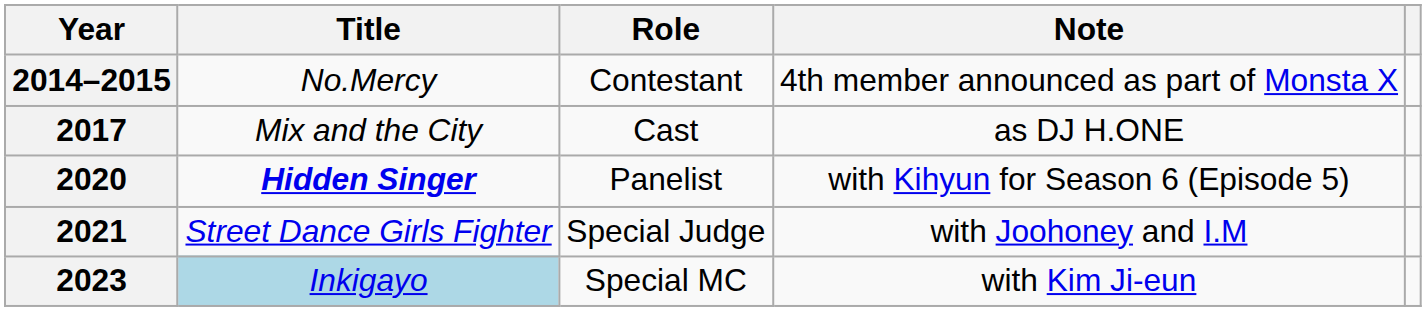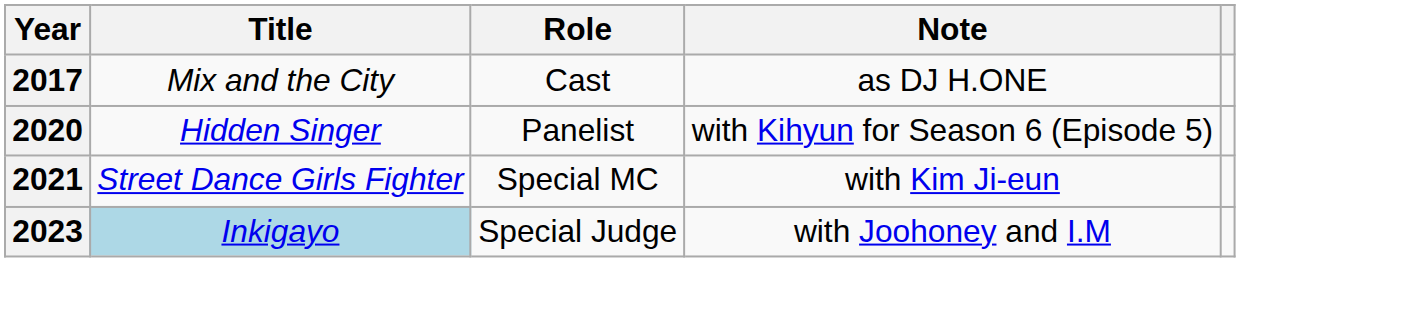- row: (92, 79)
(369, 180) bold -> (280, 130) normal
(666, 230) Special Judge -> (578, 180) Special MC
(1089, 230) with Joohoney and I.M -> (952, 180) with Kim Ji-eun
(666, 280) Special MC -> (578, 230) Special Judge
(1089, 280) with Kim Ji-eun -> (952, 230) with Joohoney and I.M
